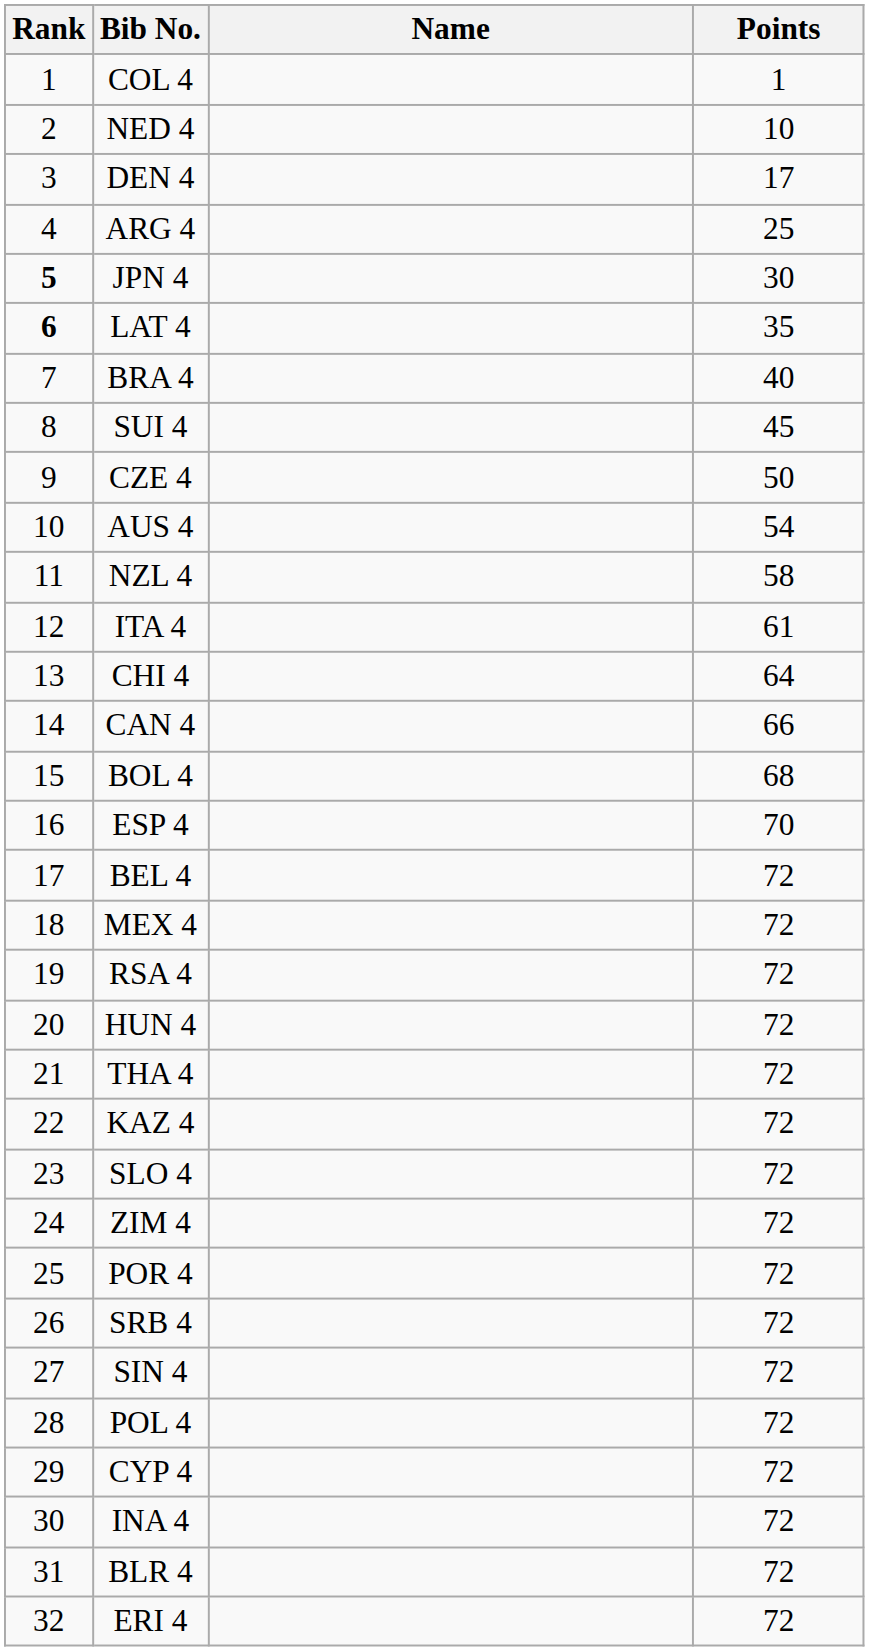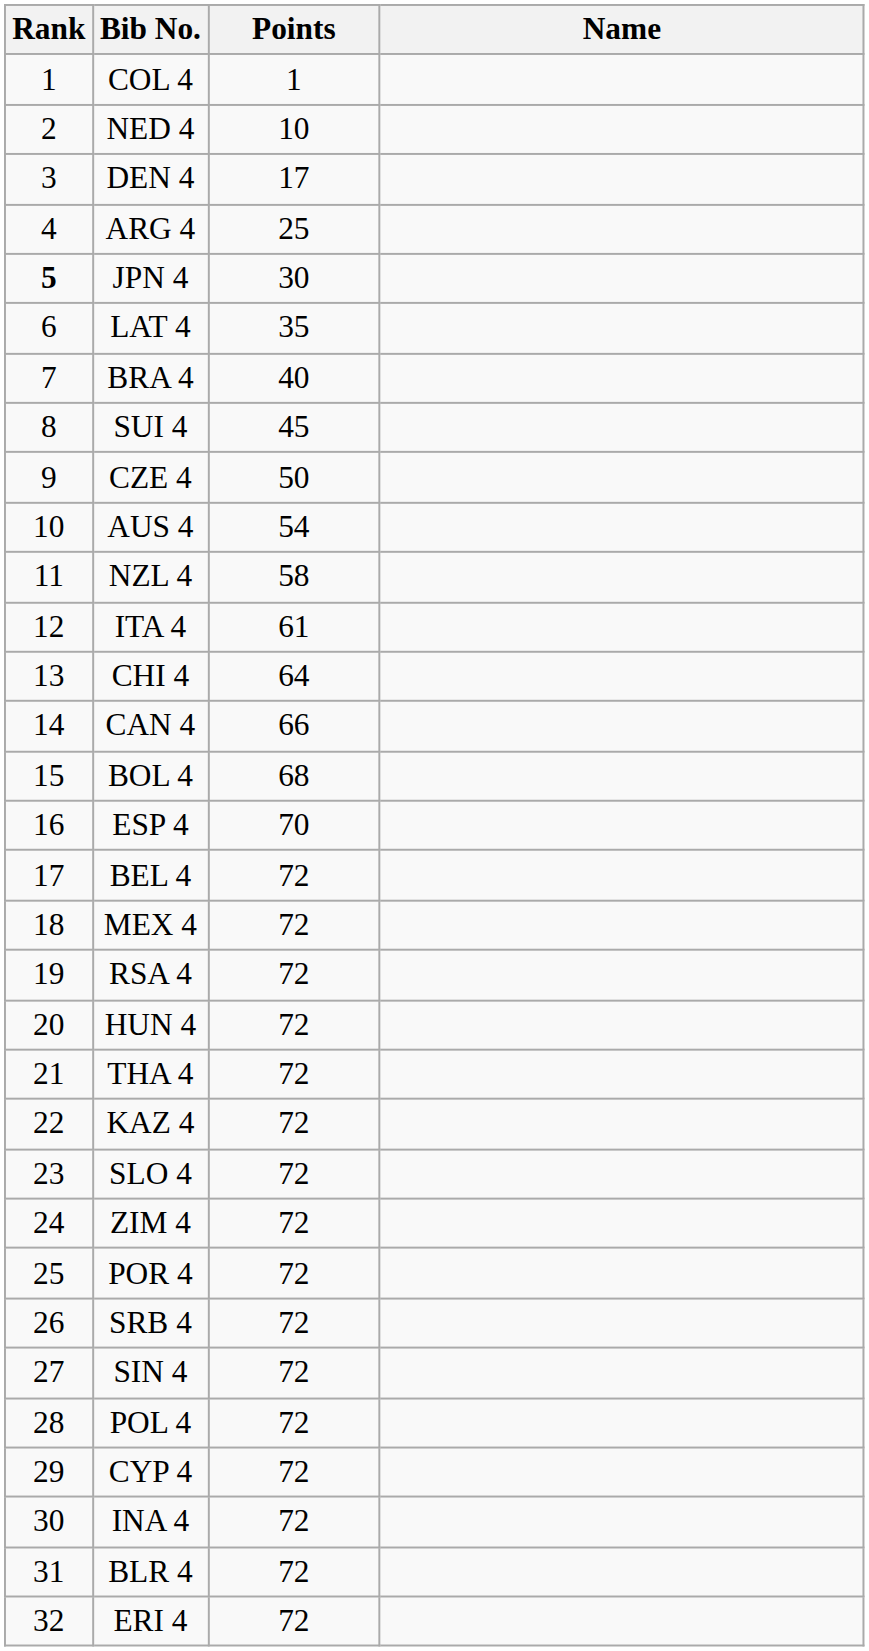columns swapped: (451, 29) <-> (779, 29)
(49, 327) bold -> (49, 327) normal
